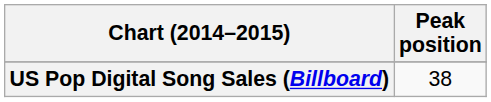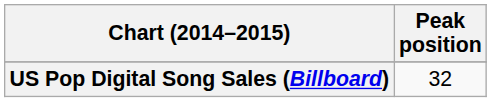(440, 79) 38 -> (440, 79) 32
